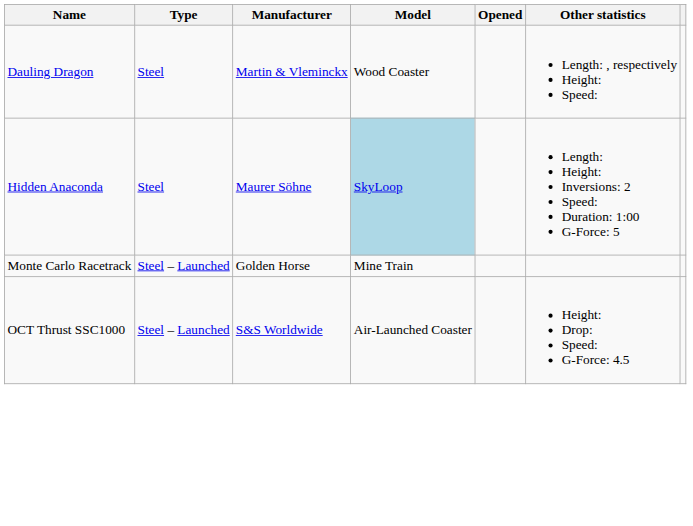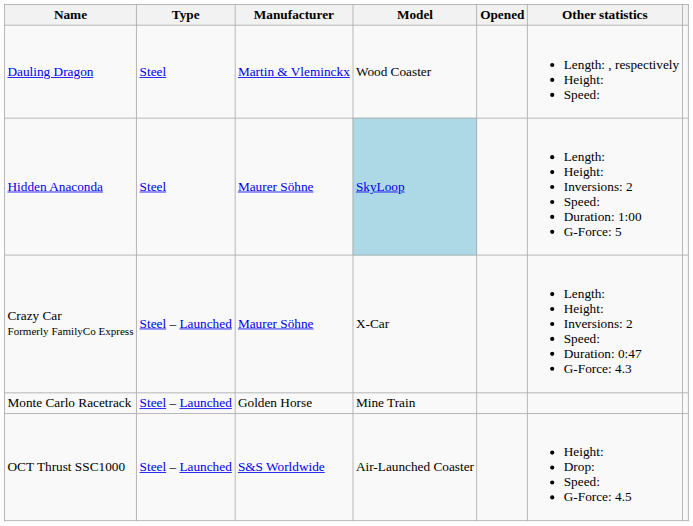+ row: (70, 323)
